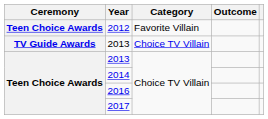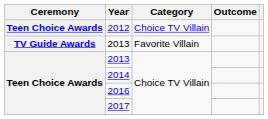(167, 28) Favorite Villain -> (172, 28) Choice TV Villain
(172, 43) Choice TV Villain -> (167, 43) Favorite Villain
